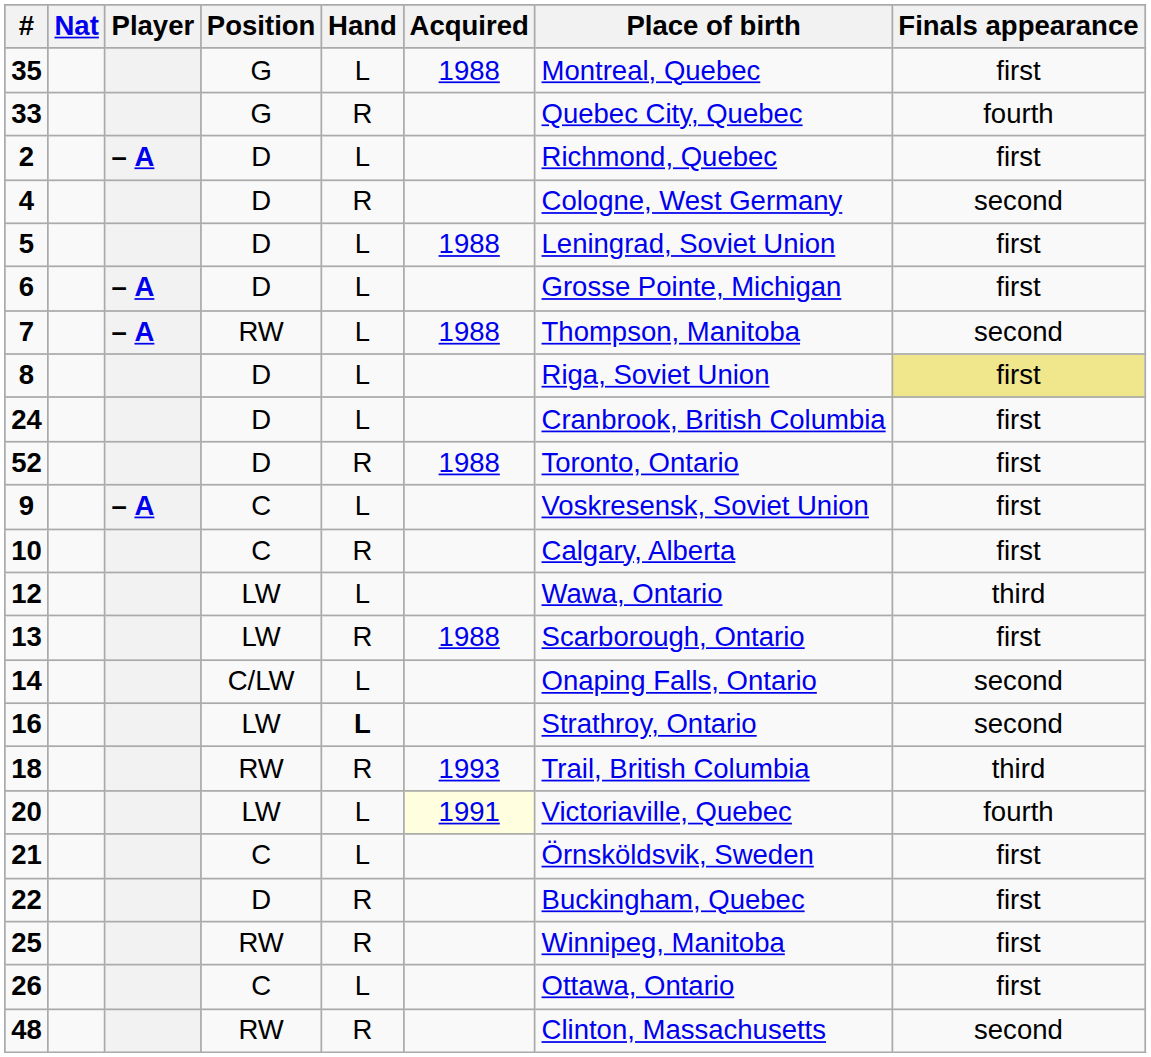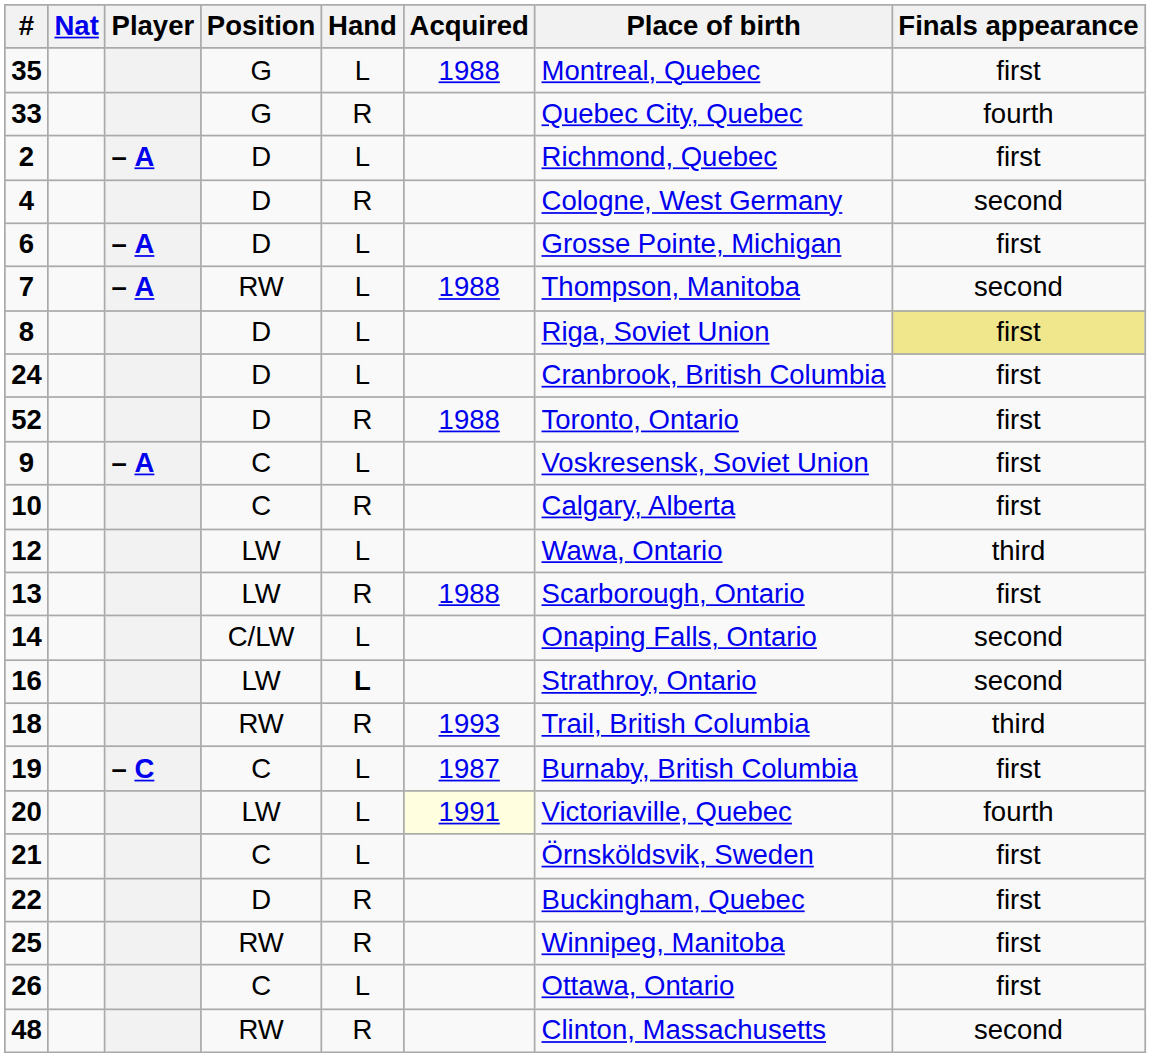- row: (26, 244)
+ row: (27, 768)
